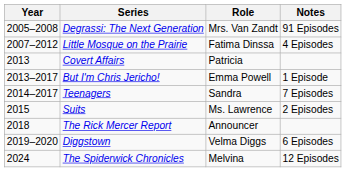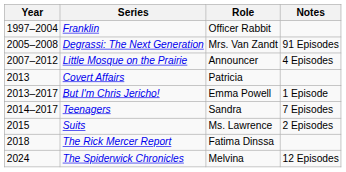+ row: (81, 28)
(241, 45) Fatima Dinssa -> (233, 61) Announcer
(233, 126) Announcer -> (241, 142) Fatima Dinssa
- row: (87, 142)
